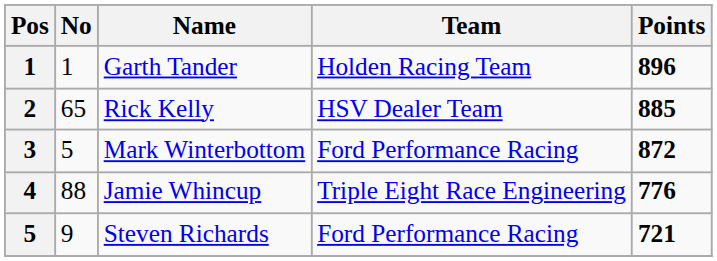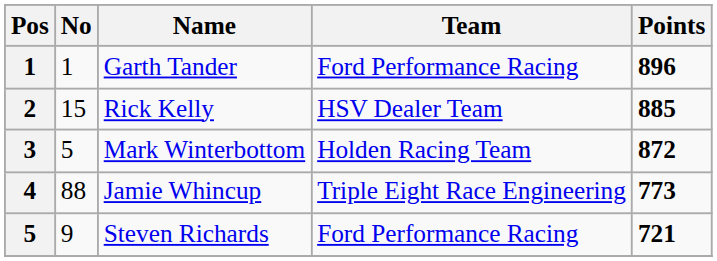(424, 66) Holden Racing Team -> (448, 66) Ford Performance Racing
(73, 108) 65 -> (73, 108) 15
(448, 150) Ford Performance Racing -> (424, 150) Holden Racing Team
(657, 191) 776 -> (657, 191) 773
